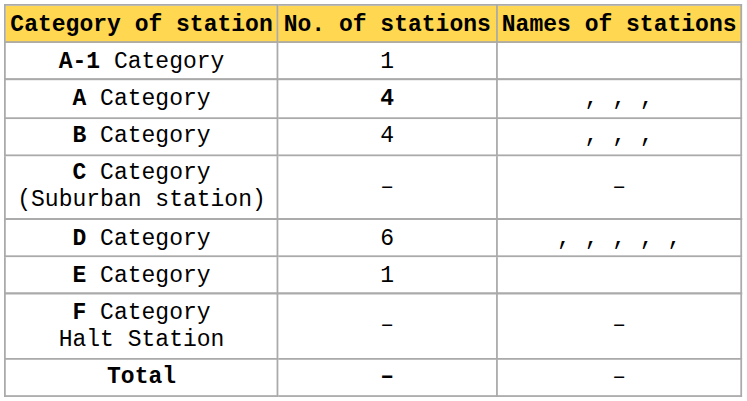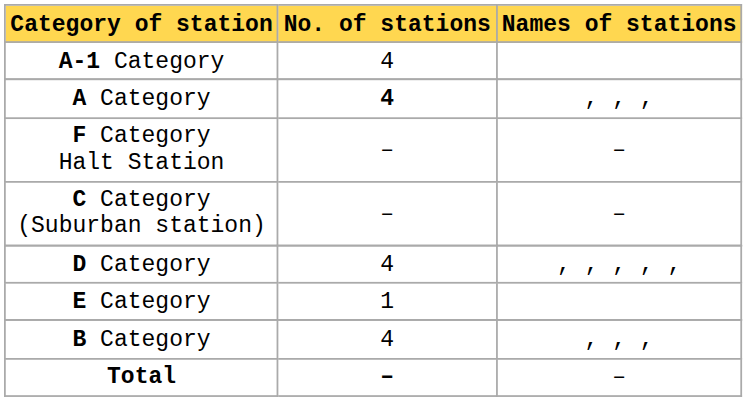(387, 61) 1 -> (387, 61) 4
rows swapped: (142, 136) <-> (142, 326)
(387, 238) 6 -> (387, 264) 4
